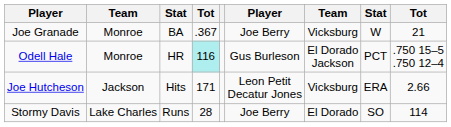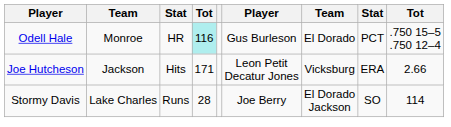- row: (45, 31)
(333, 56) El Dorado Jackson -> (330, 38) El Dorado
(333, 112) El Dorado -> (330, 100) El Dorado Jackson
